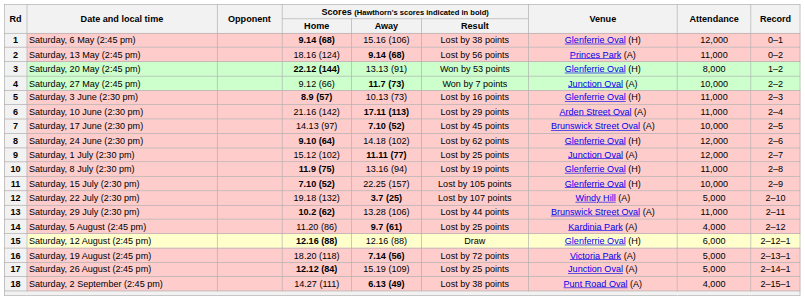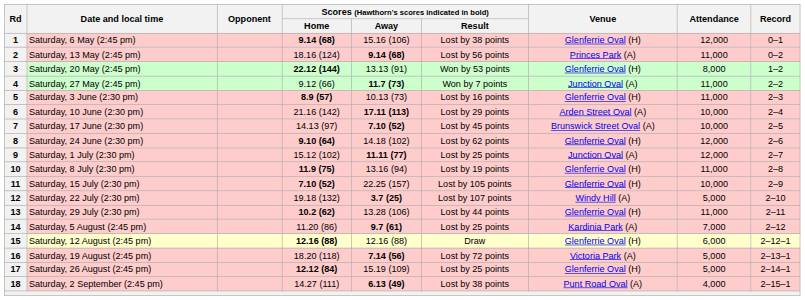(714, 84) 10,000 -> (714, 84) 11,000
(714, 112) 11,000 -> (714, 112) 10,000
(603, 213) Brunswick Street Oval (A) -> (603, 213) Glenferrie Oval (H)
(714, 227) 4,000 -> (714, 227) 7,000
(603, 270) Junction Oval (A) -> (603, 270) Glenferrie Oval (H)
